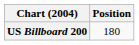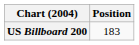(112, 31) 180 -> (112, 31) 183
